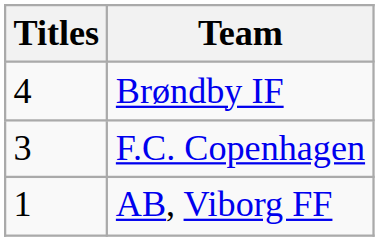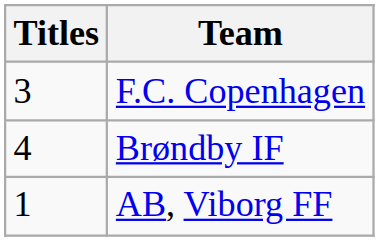rows swapped: (200, 90) <-> (240, 147)
